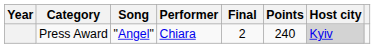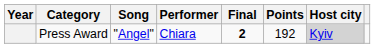(242, 34) normal -> (242, 34) bold
(285, 34) 240 -> (285, 34) 192
